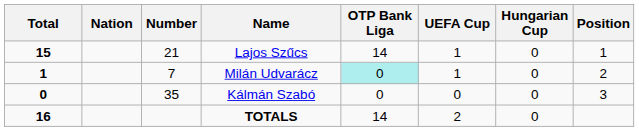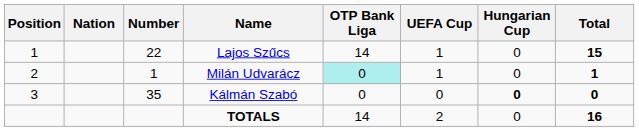columns swapped: (603, 23) <-> (43, 23)
(171, 52) 21 -> (154, 52) 22
(171, 73) 7 -> (154, 73) 1
(535, 95) normal -> (517, 95) bold
